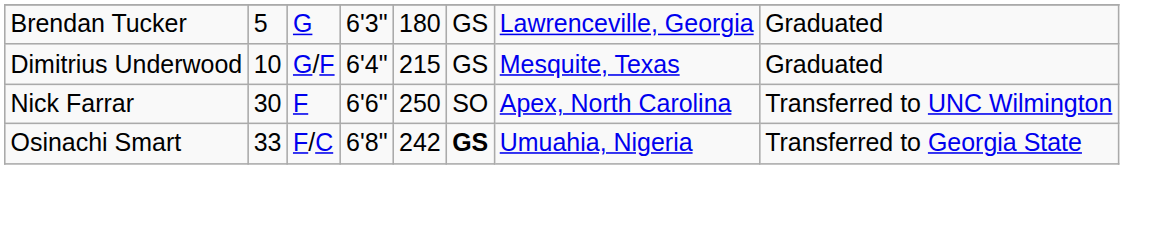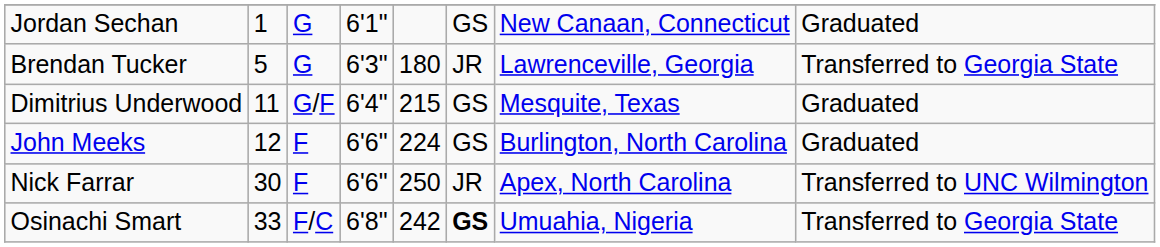+ row: (94, 24)
(470, 24) GS -> (467, 63) JR
(824, 24) Graduated -> (960, 63) Transferred to Georgia State
(268, 63) 10 -> (267, 103) 11
+ row: (78, 143)
(470, 103) SO -> (467, 182) JR
